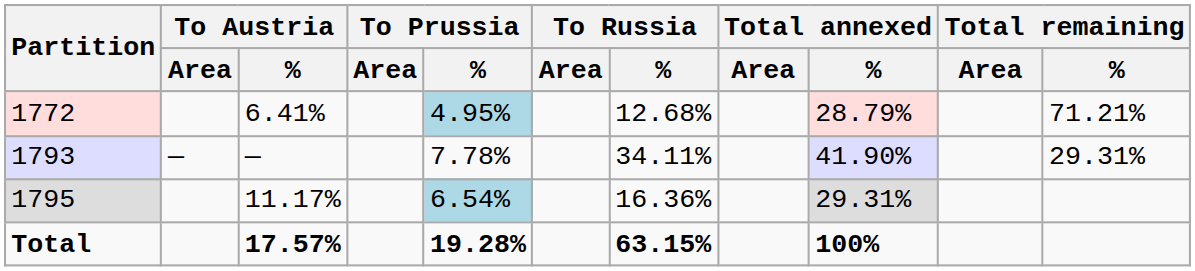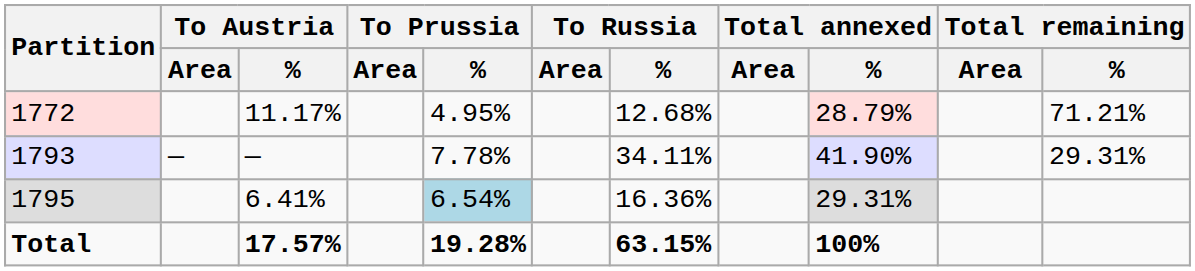(285, 114) 6.41% -> (293, 114) 11.17%
(470, 114) lightblue background -> (470, 114) no background
(293, 200) 11.17% -> (285, 200) 6.41%
